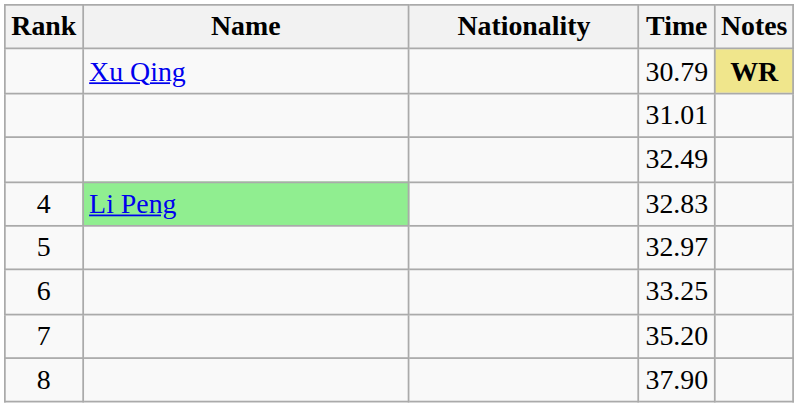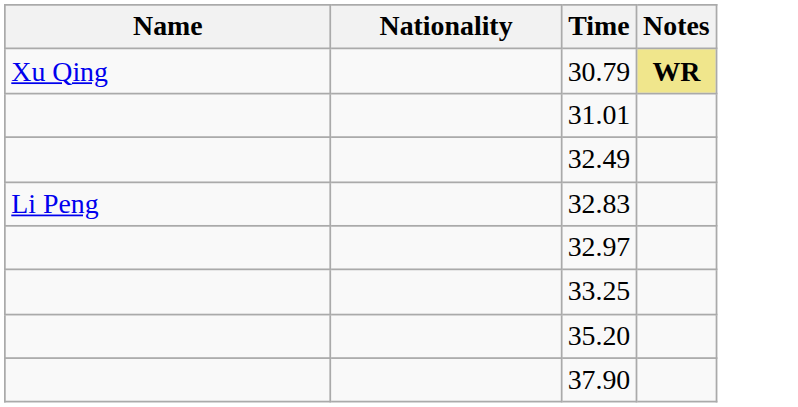- column: (44, 26)
(133, 203) lightgreen background -> (55, 203) no background
